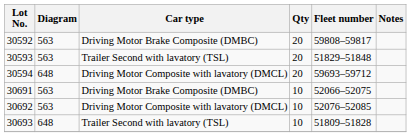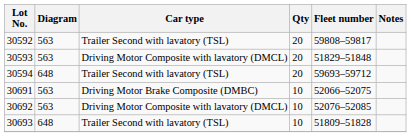(170, 40) Driving Motor Brake Composite (DMBC) -> (155, 40) Trailer Second with lavatory (TSL)
(155, 57) Trailer Second with lavatory (TSL) -> (185, 57) Driving Motor Composite with lavatory (DMCL)
(185, 73) Driving Motor Composite with lavatory (DMCL) -> (155, 73) Trailer Second with lavatory (TSL)
